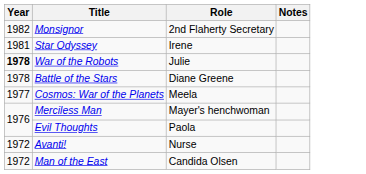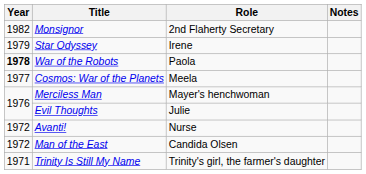(18, 45) 1981 -> (18, 45) 1979
(179, 62) Julie -> (182, 62) Paola
- row: (76, 78)
(182, 128) Paola -> (179, 111) Julie
+ row: (87, 161)
